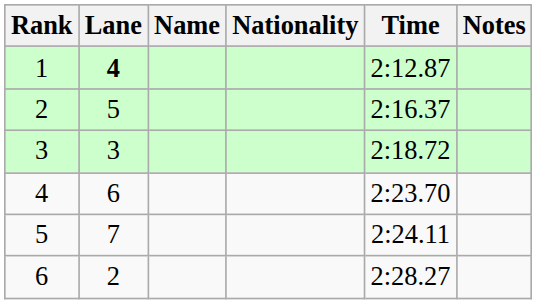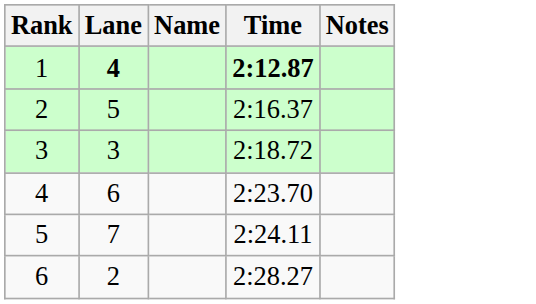- column: (295, 25)
(411, 67) normal -> (273, 67) bold
